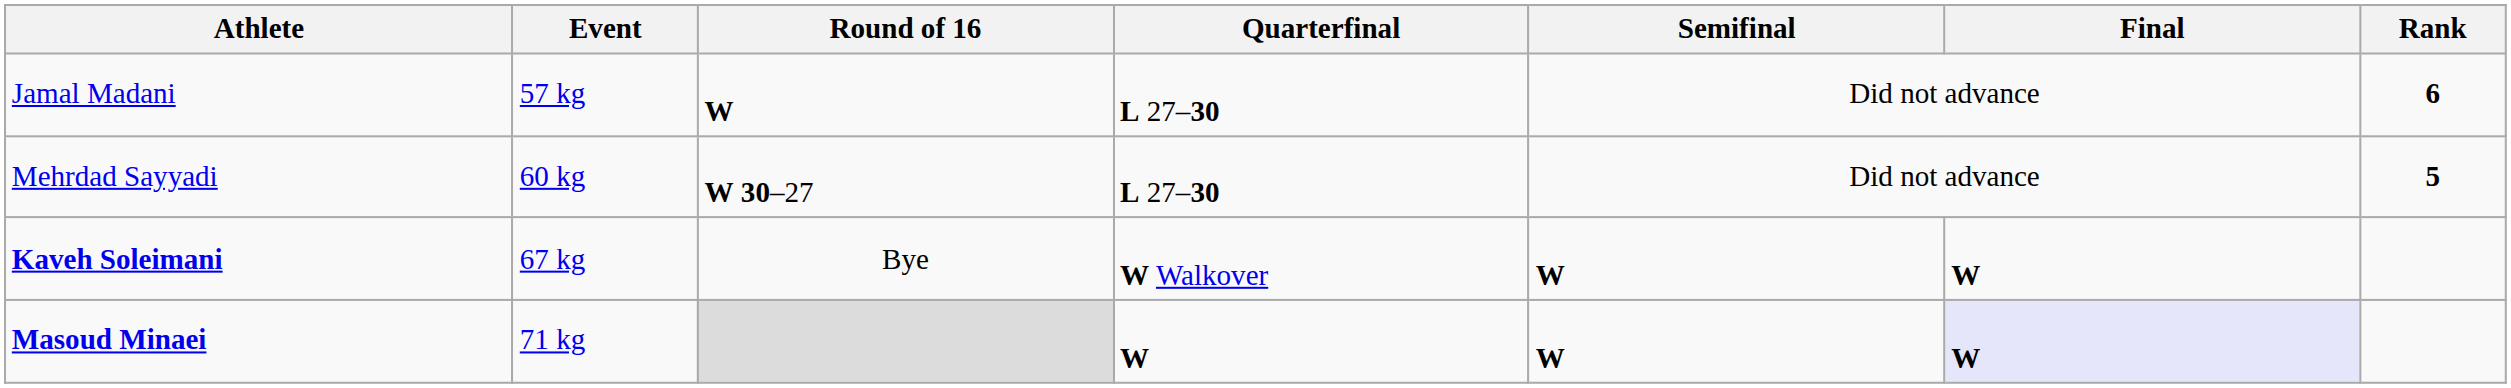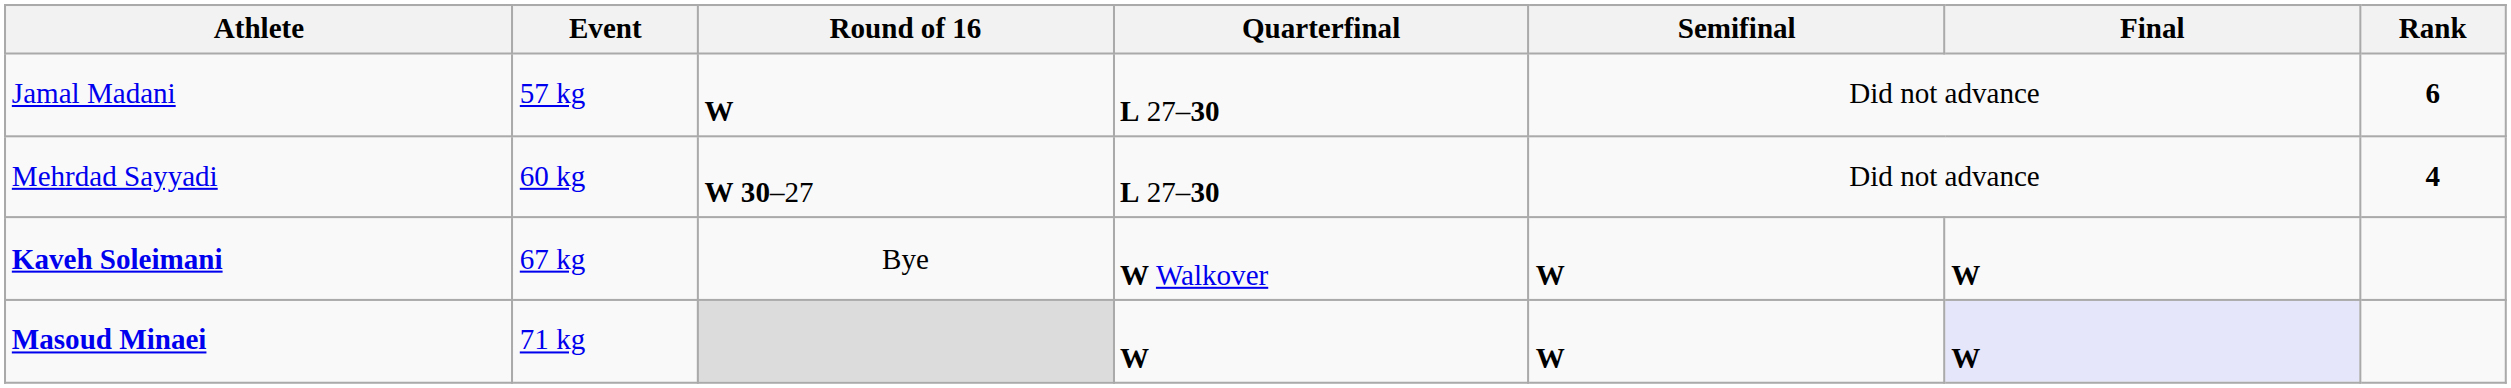(2433, 176) 5 -> (2433, 176) 4
